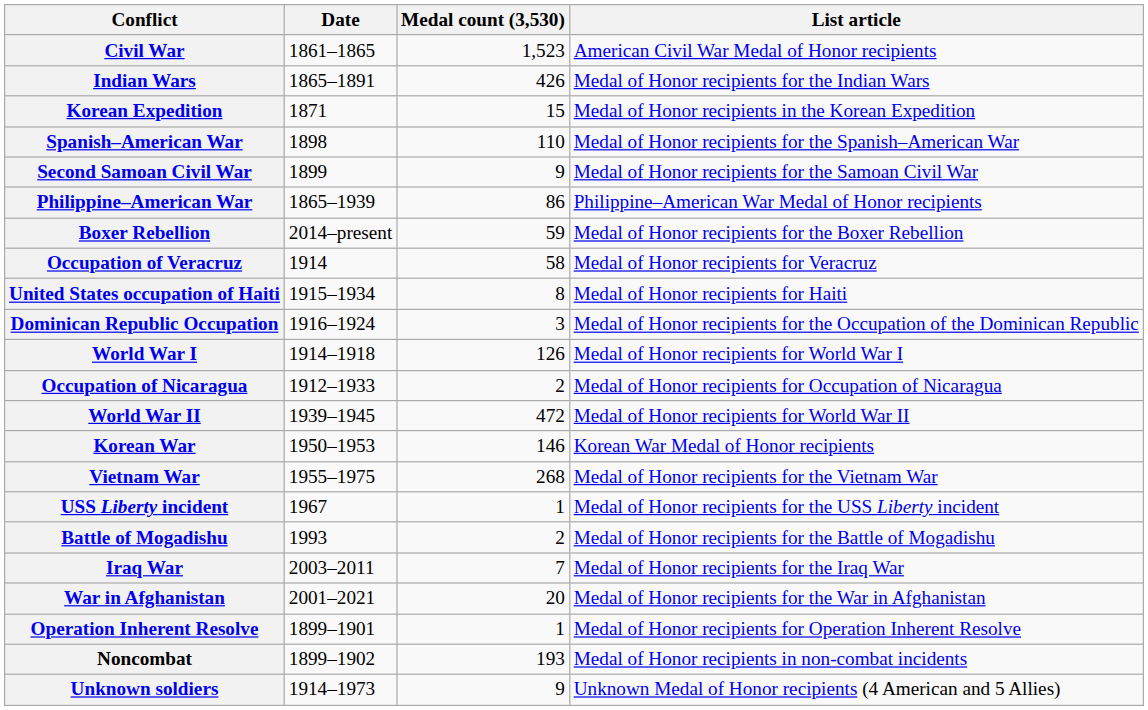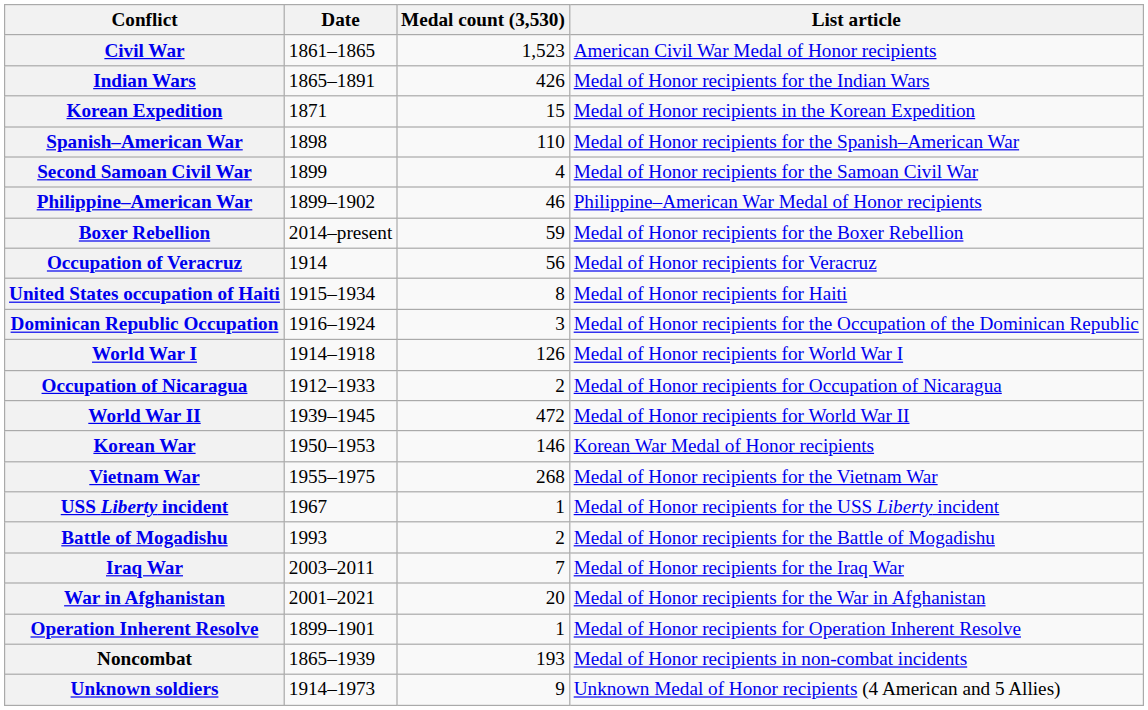(560, 171) 9 -> (560, 171) 4
(332, 202) 1865–1939 -> (332, 202) 1899–1902
(555, 202) 86 -> (555, 202) 46
(555, 263) 58 -> (555, 263) 56
(332, 659) 1899–1902 -> (332, 659) 1865–1939
